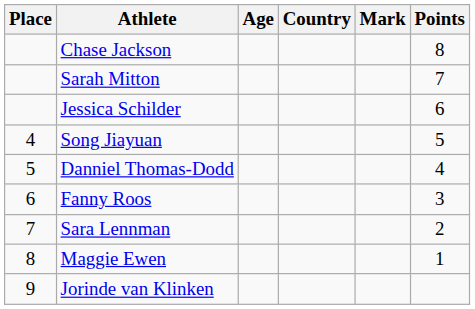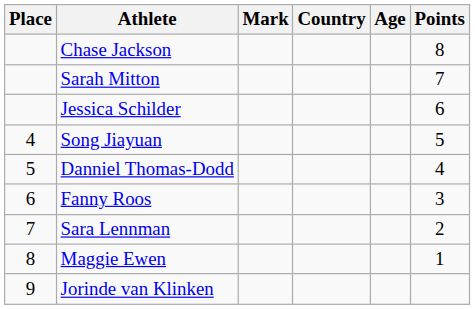columns swapped: (258, 19) <-> (383, 19)
